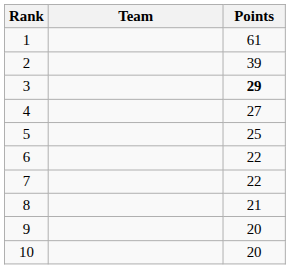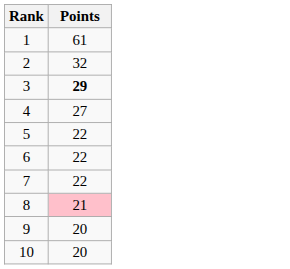- column: (136, 16)
(254, 63) 39 -> (80, 63) 32
(254, 134) 25 -> (80, 134) 22
(254, 205) no background -> (80, 205) pink background
